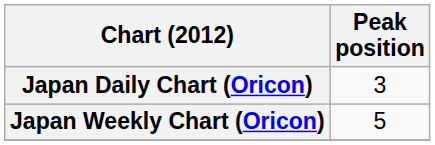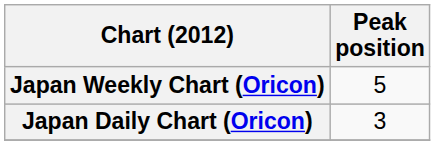rows swapped: (167, 85) <-> (167, 121)
